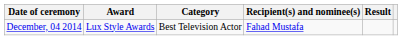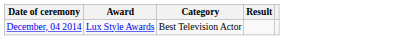- column: (303, 12)
